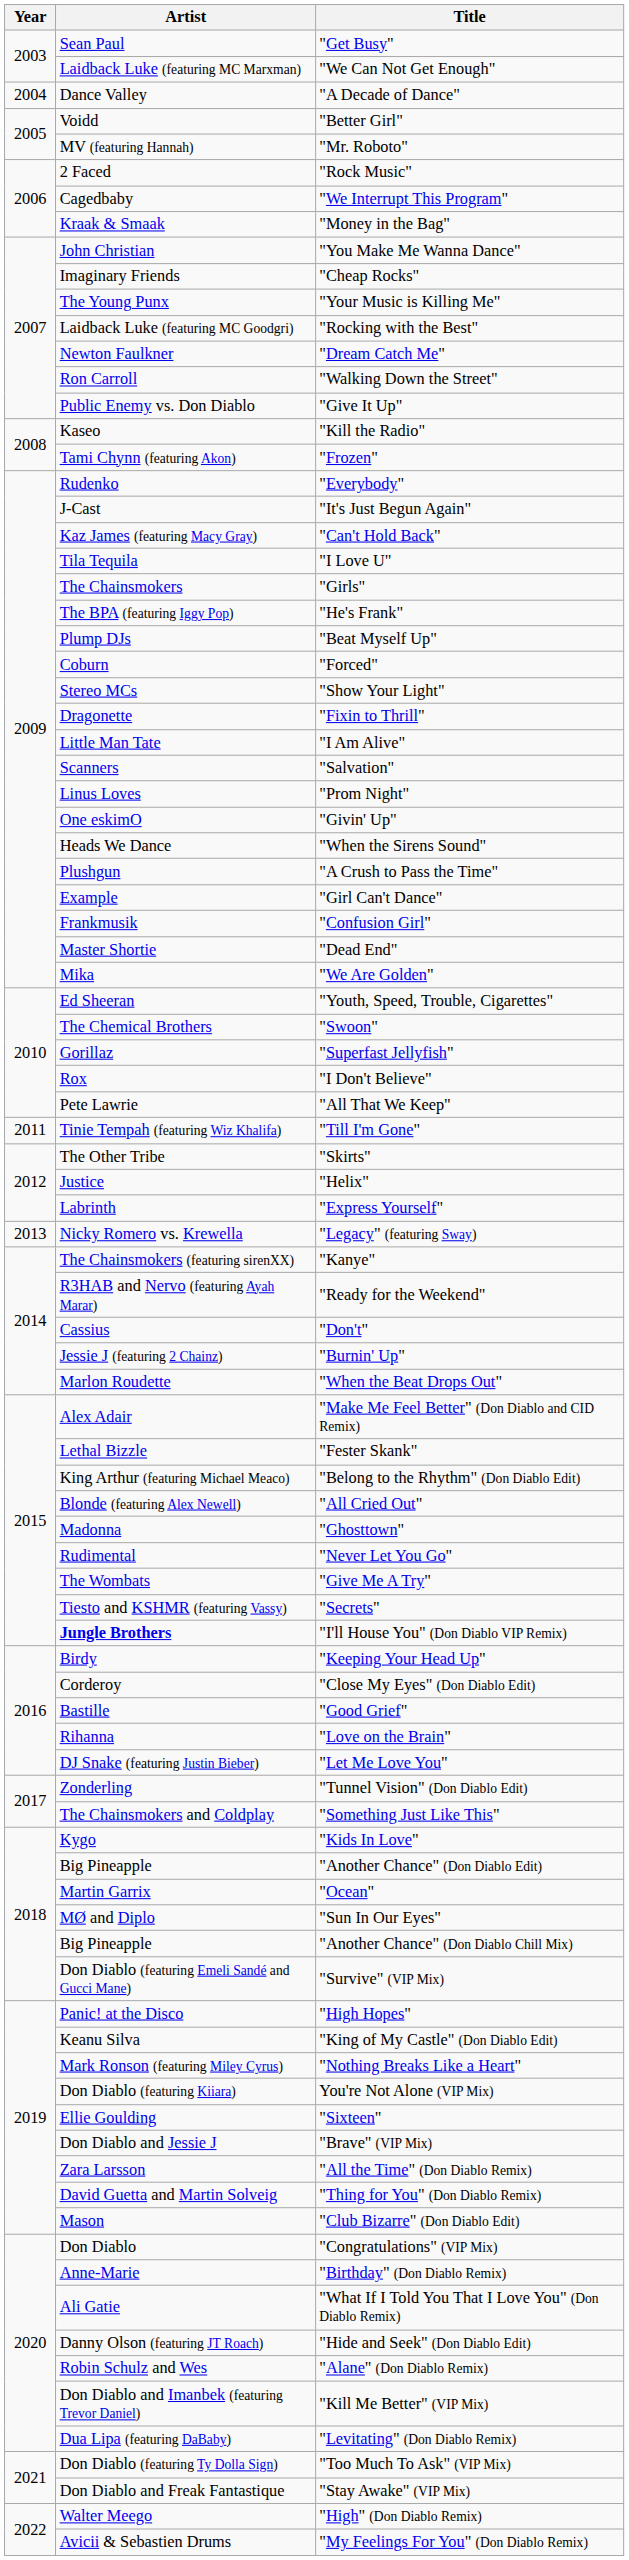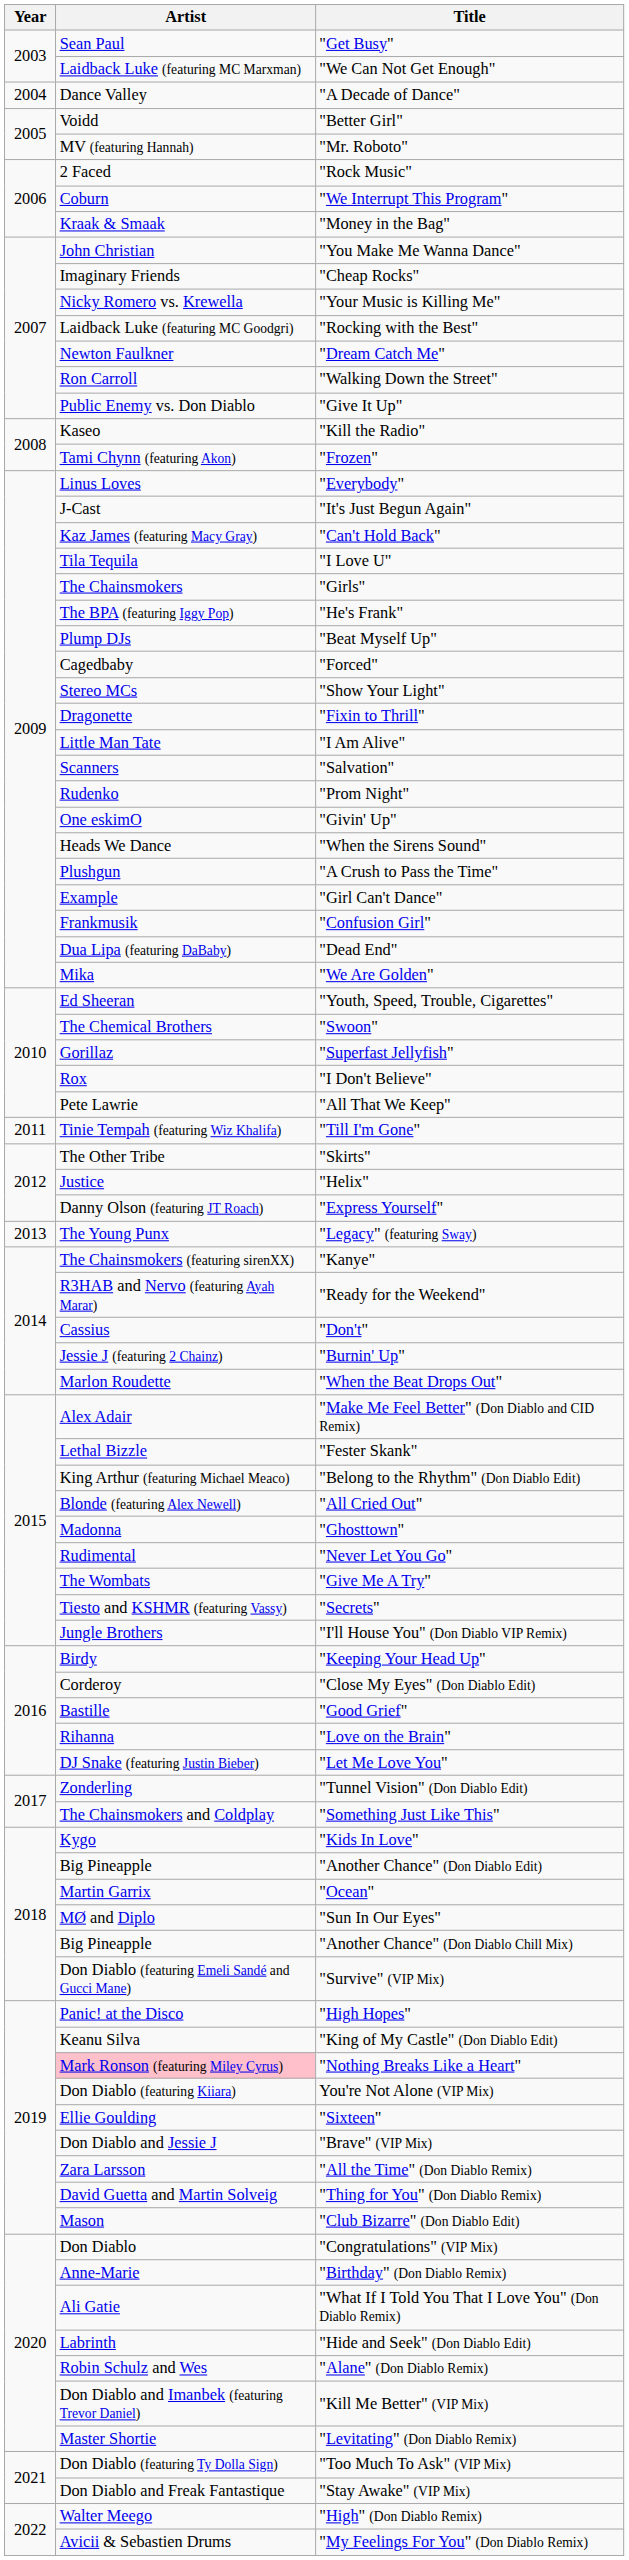(96, 198) Cagedbaby -> (84, 198) Coburn
(114, 302) The Young Punx -> (151, 302) Nicky Romero vs. Krewella
(89, 483) Rudenko -> (100, 483) Linus Loves
(84, 664) Coburn -> (96, 664) Cagedbaby
(100, 793) Linus Loves -> (89, 793) Rudenko
(108, 949) Master Shortie -> (145, 949) Dua Lipa (featuring DaBaby)
(88, 1208) Labrinth -> (162, 1208) Danny Olson (featuring JT Roach)
(151, 1233) Nicky Romero vs. Krewella -> (114, 1233) The Young Punx
(115, 1632) bold -> (111, 1632) normal
(171, 2065) no background -> (171, 2065) pink background
(162, 2342) Danny Olson (featuring JT Roach) -> (88, 2342) Labrinth
(145, 2438) Dua Lipa (featuring DaBaby) -> (108, 2438) Master Shortie
